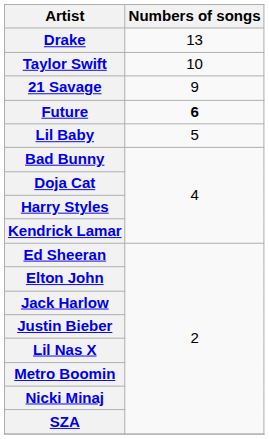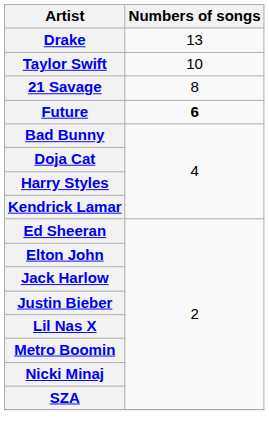(195, 87) 9 -> (195, 87) 8
- row: (65, 135)
